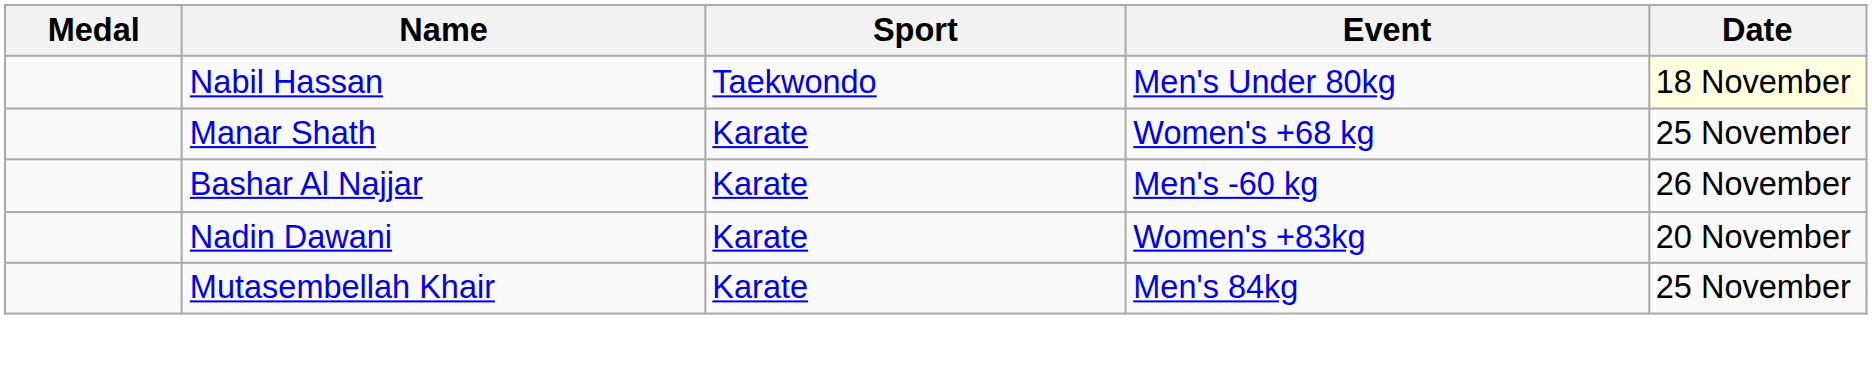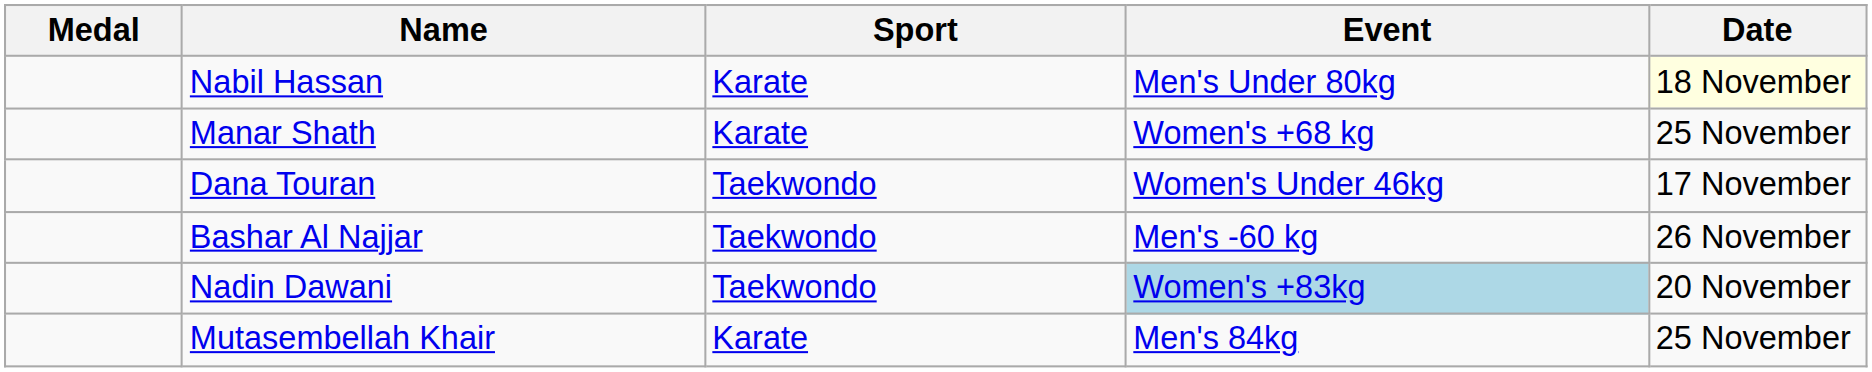(795, 81) Taekwondo -> (760, 81) Karate
+ row: (283, 184)
(760, 184) Karate -> (795, 236) Taekwondo
(760, 236) Karate -> (795, 287) Taekwondo
(1249, 236) no background -> (1249, 287) lightblue background
